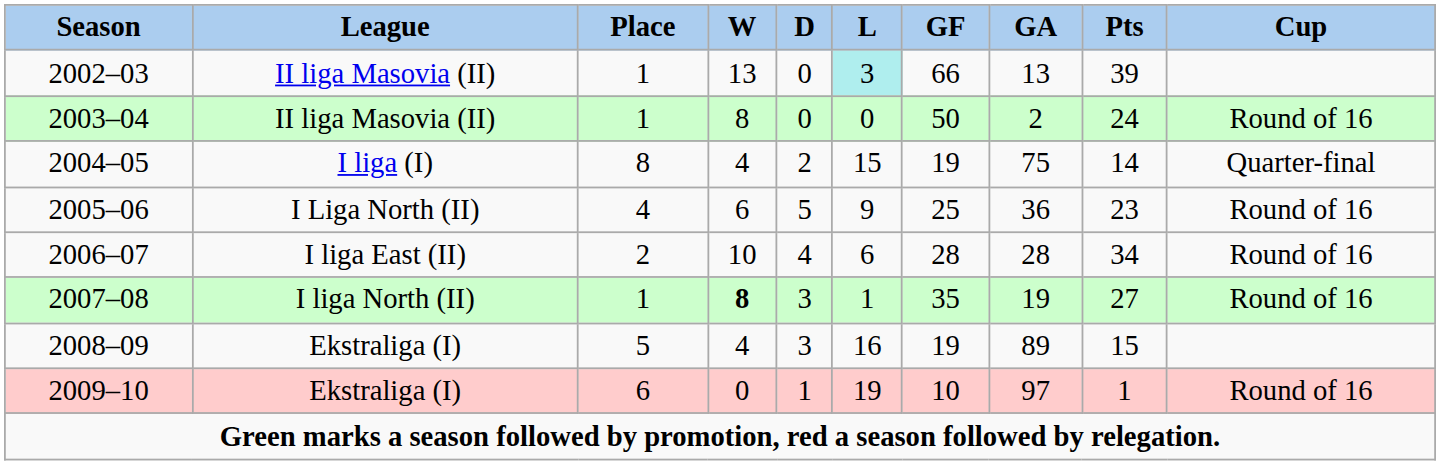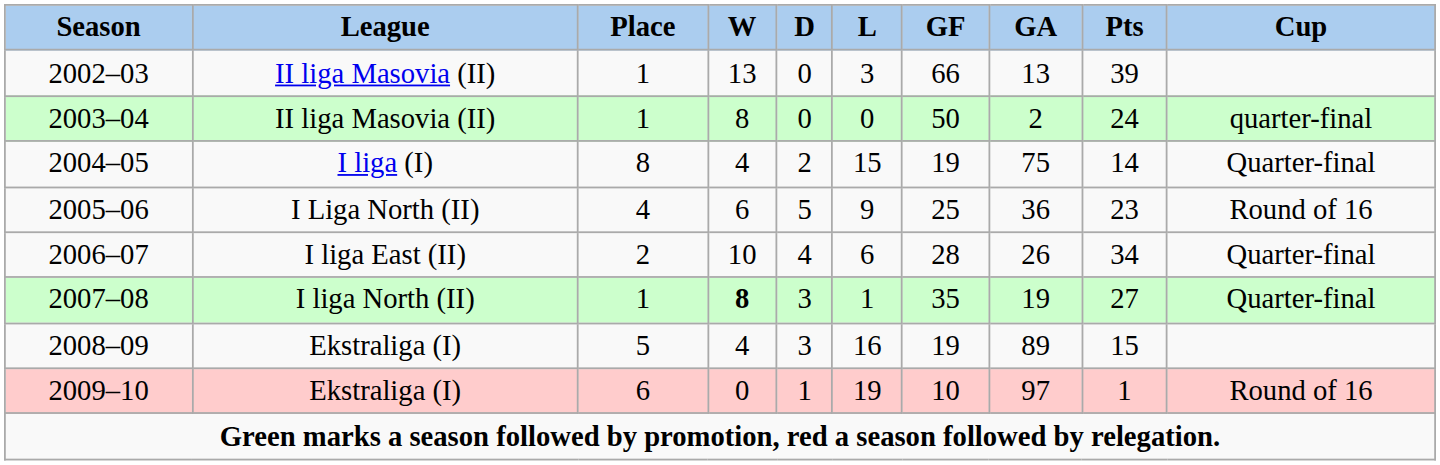(867, 72) paleturquoise background -> (867, 72) no background
(1301, 118) Round of 16 -> (1301, 118) quarter-final
(1036, 254) 28 -> (1036, 254) 26
(1301, 254) Round of 16 -> (1301, 254) Quarter-final
(1301, 299) Round of 16 -> (1301, 299) Quarter-final
